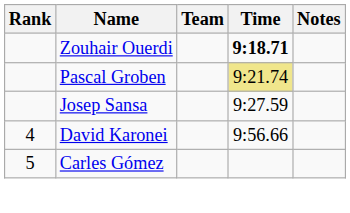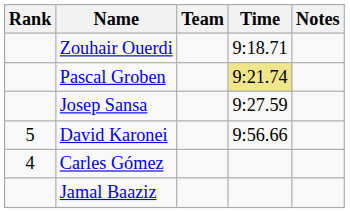(261, 47) bold -> (260, 47) normal
(30, 134) 4 -> (30, 134) 5
(30, 163) 5 -> (30, 163) 4
+ row: (108, 192)
